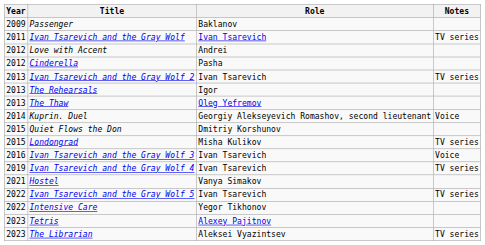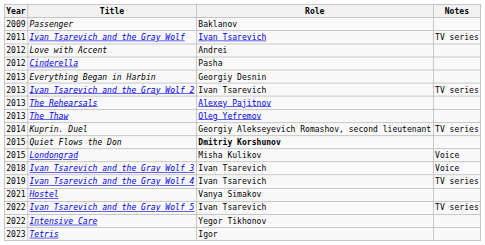+ row: (93, 77)
(208, 90) Igor -> (235, 103) Alexey Pajitnov
(447, 116) Voice -> (457, 129) TV series
(240, 129) normal -> (240, 142) bold
(457, 142) TV series -> (447, 155) Voice
(16, 155) 2016 -> (16, 169) 2018
(235, 221) Alexey Pajitnov -> (208, 234) Igor
- row: (61, 234)
